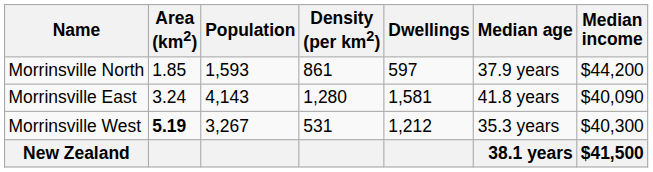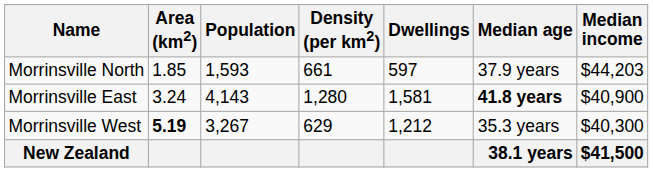(318, 70) 861 -> (318, 70) 661
(612, 70) $44,200 -> (612, 70) $44,203
(518, 97) normal -> (520, 97) bold
(612, 97) $40,090 -> (612, 97) $40,900
(318, 125) 531 -> (318, 125) 629
